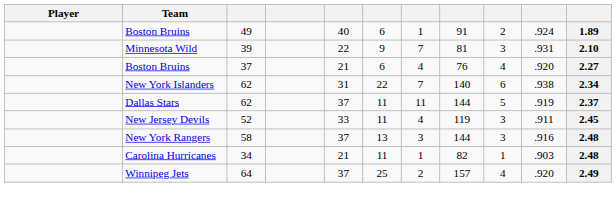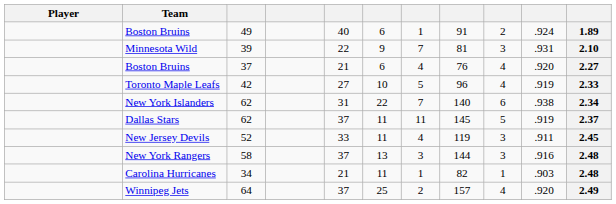+ row: (172, 84)
(462, 102) 144 -> (462, 119) 145
